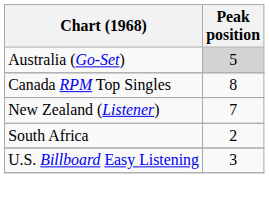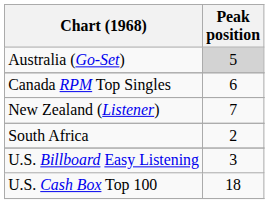(233, 85) 8 -> (233, 85) 6
+ row: (83, 185)
